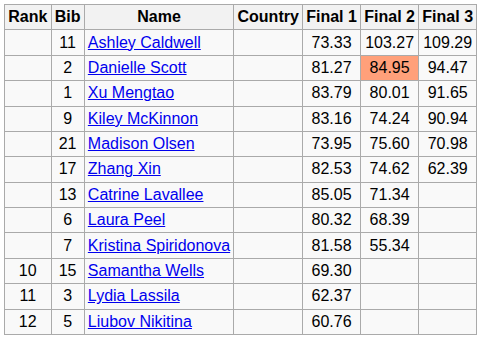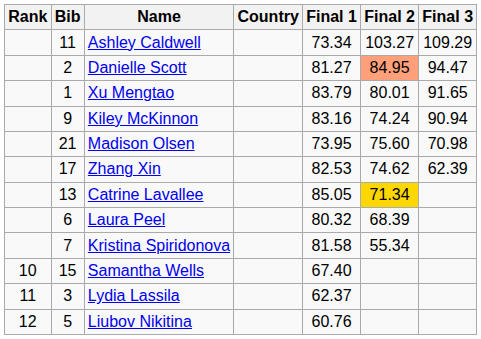(332, 42) 73.33 -> (332, 42) 73.34
(390, 194) no background -> (390, 194) gold background
(332, 270) 69.30 -> (332, 270) 67.40
